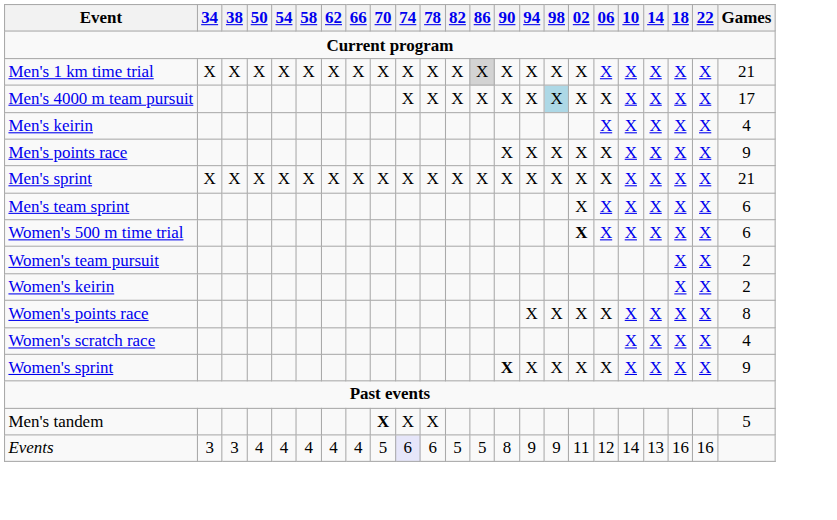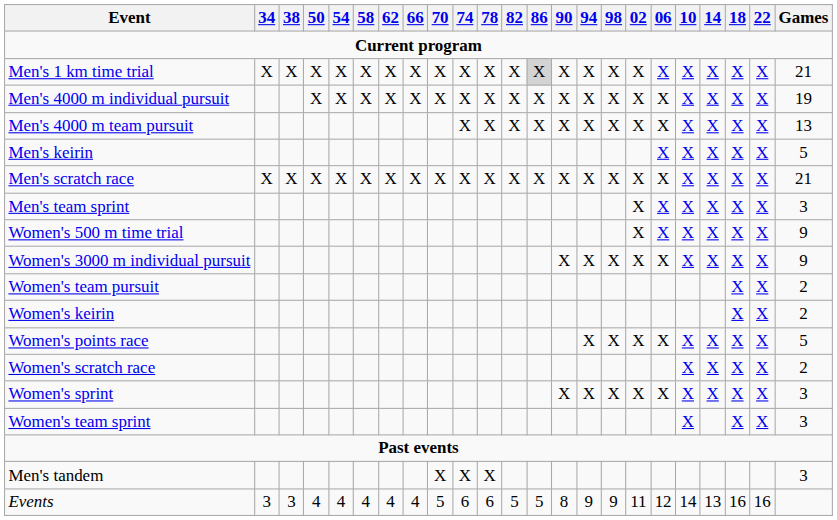+ row: (119, 98)
(557, 98) lightblue background -> (614, 125) no background
(746, 98) 17 -> (803, 125) 13
(746, 125) 4 -> (803, 152) 5
- row: (68, 152)
+ row: (71, 179)
- row: (50, 179)
(746, 206) 6 -> (803, 206) 3
(581, 233) bold -> (638, 233) normal
(746, 233) 6 -> (803, 233) 9
+ row: (129, 260)
(746, 313) 8 -> (803, 340) 5
(746, 340) 4 -> (803, 367) 2
(507, 367) bold -> (564, 394) normal
(746, 367) 9 -> (803, 394) 3
+ row: (79, 421)
(383, 421) bold -> (440, 475) normal
(746, 421) 5 -> (803, 475) 3
(408, 448) lavender background -> (465, 502) no background
